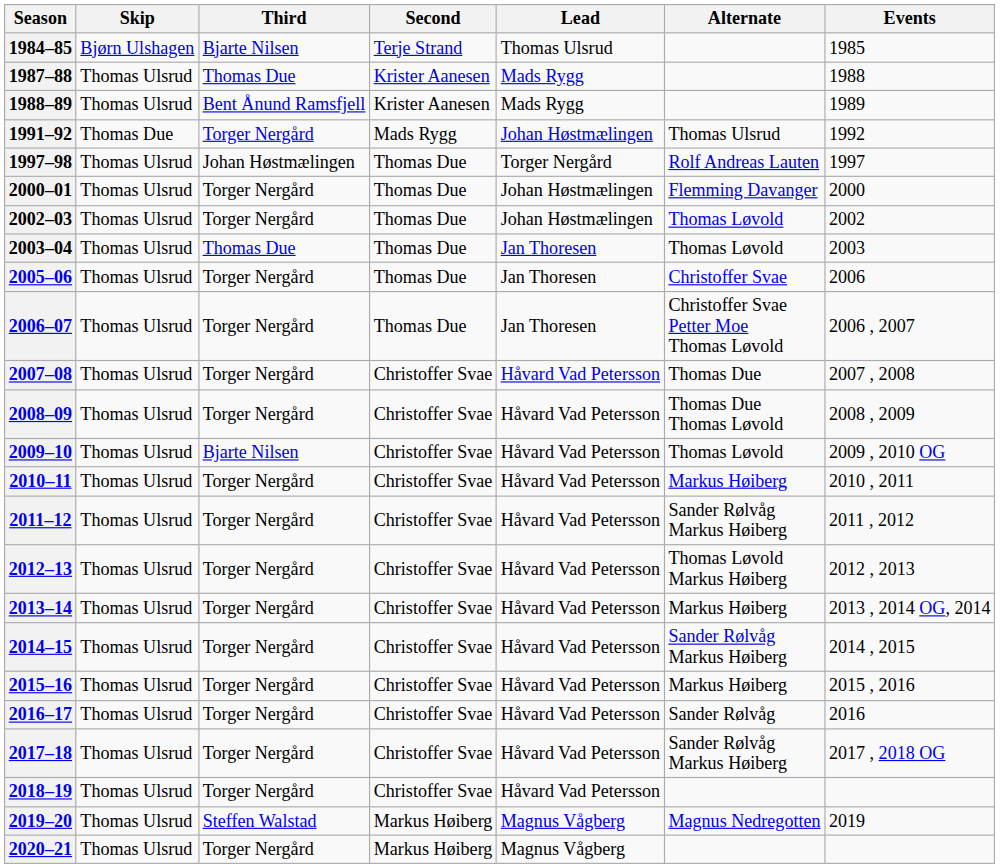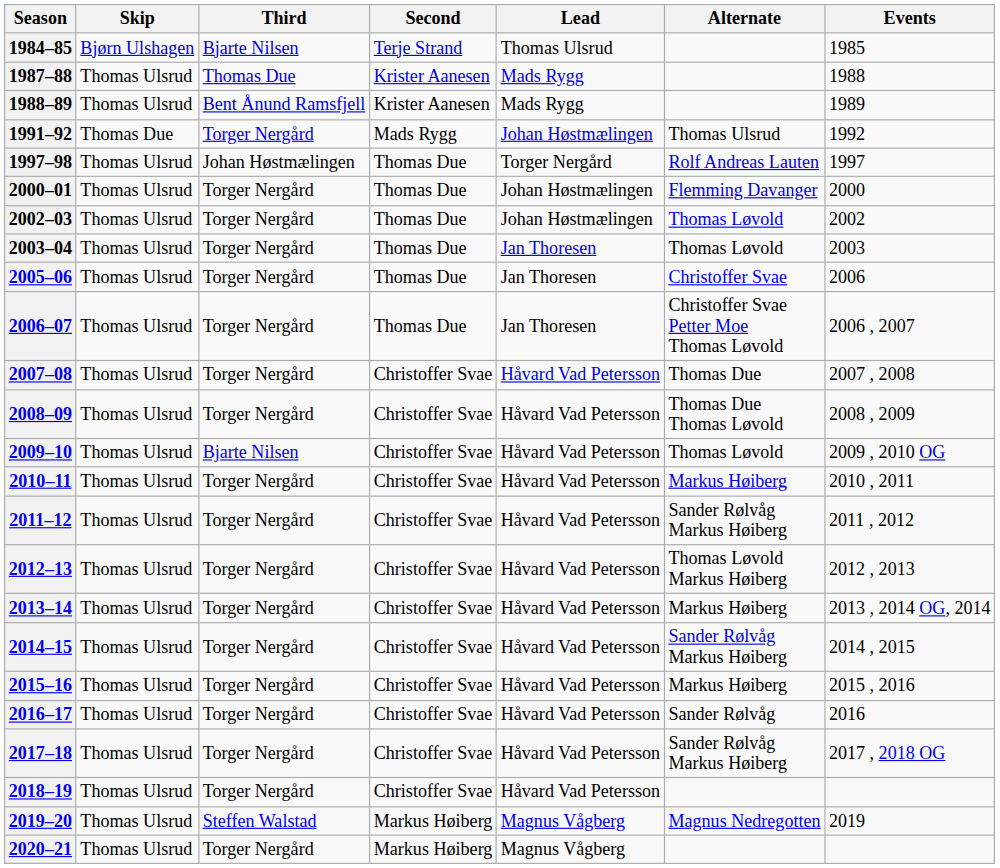(249, 248) Thomas Due -> (258, 248) Torger Nergård
